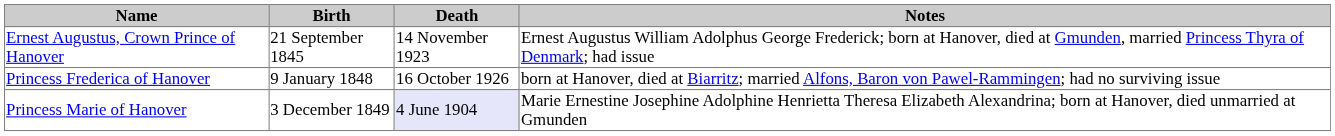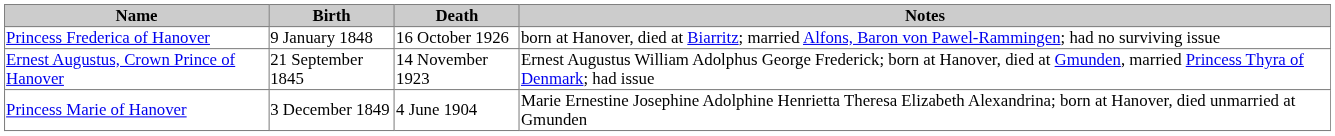rows swapped: (121, 47) <-> (108, 78)
(437, 110) lavender background -> (437, 110) no background
